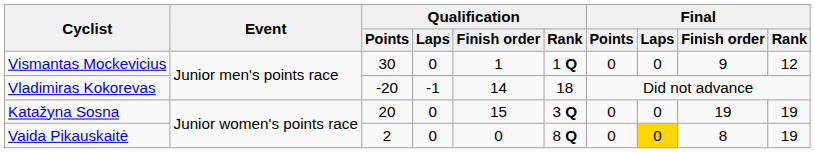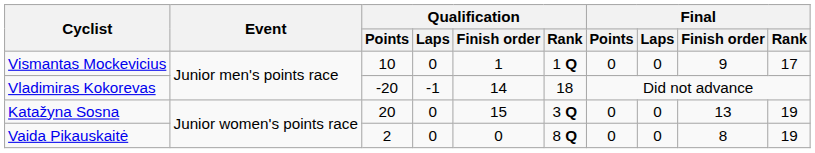(387, 64) 30 -> (387, 64) 10
(789, 64) 12 -> (789, 64) 17
(723, 112) 19 -> (723, 112) 13
(657, 136) gold background -> (657, 136) no background
